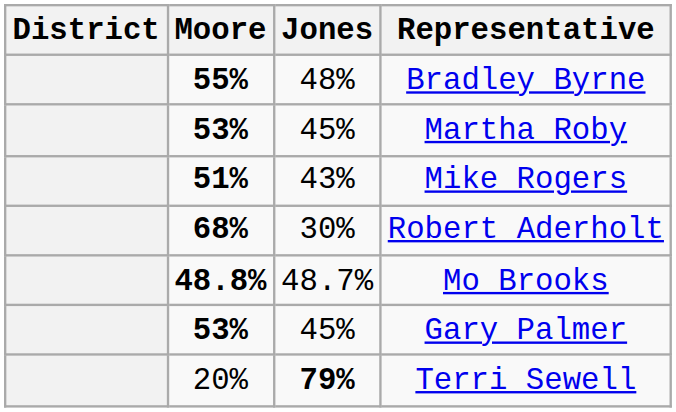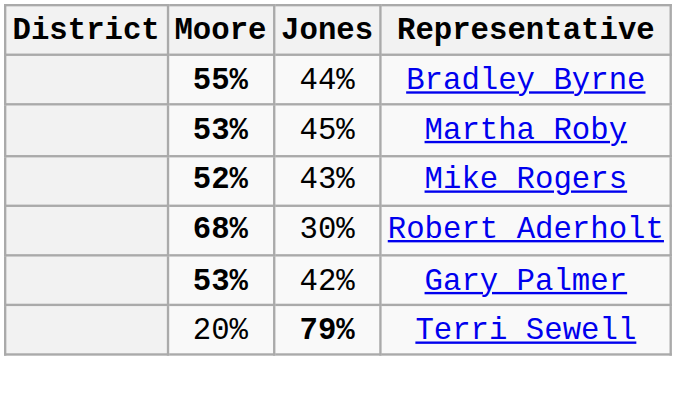(327, 80) 48% -> (327, 80) 44%
(220, 180) 51% -> (220, 180) 52%
- row: (526, 280)
(327, 330) 45% -> (327, 280) 42%
